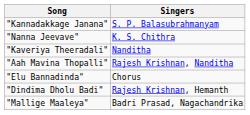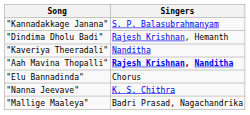rows swapped: (43, 37) <-> (55, 90)
(173, 63) normal -> (173, 63) bold
